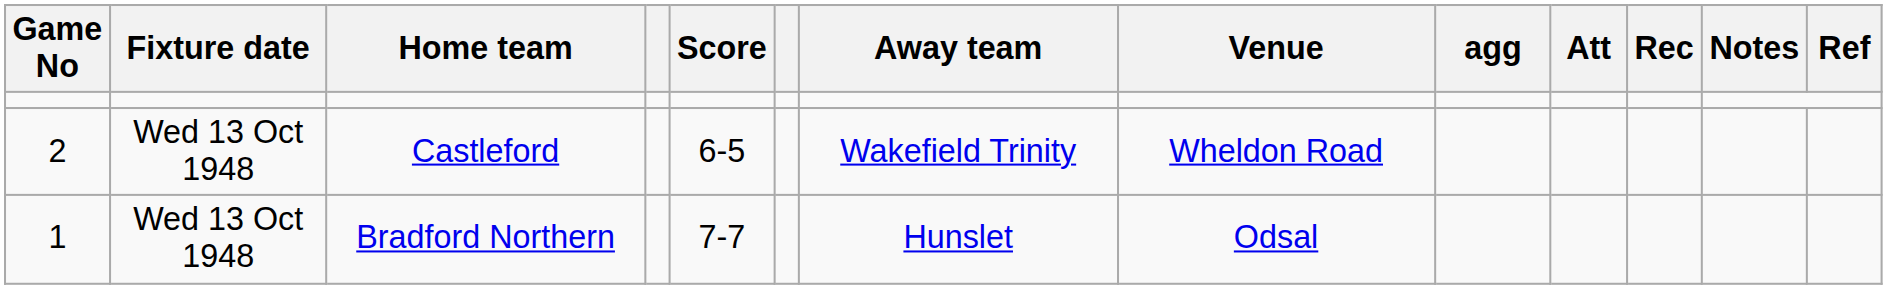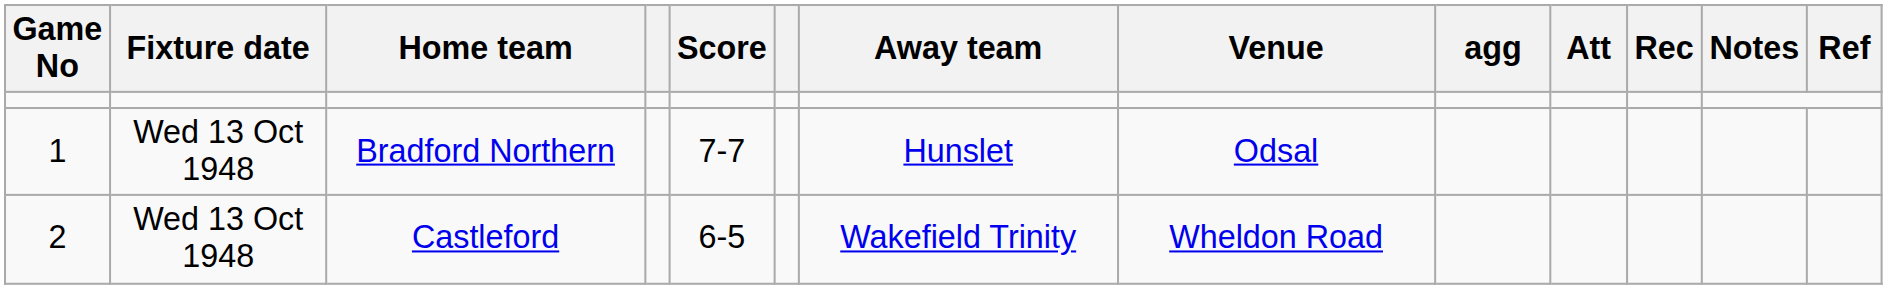rows swapped: (486, 238) <-> (486, 150)
